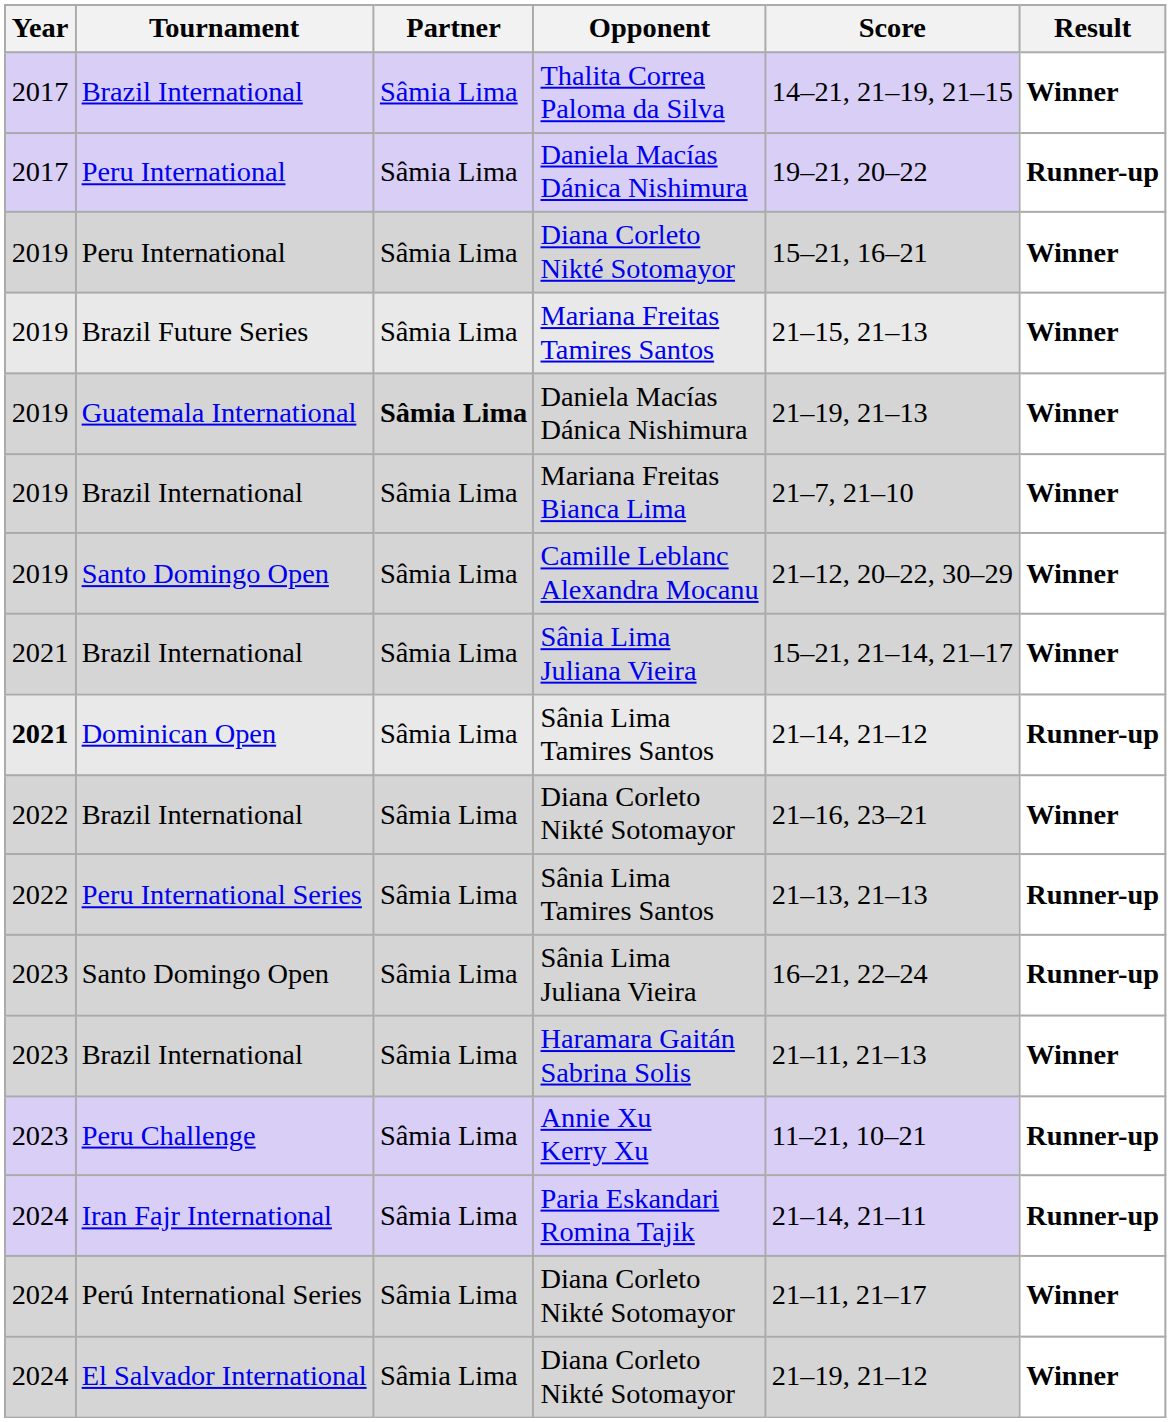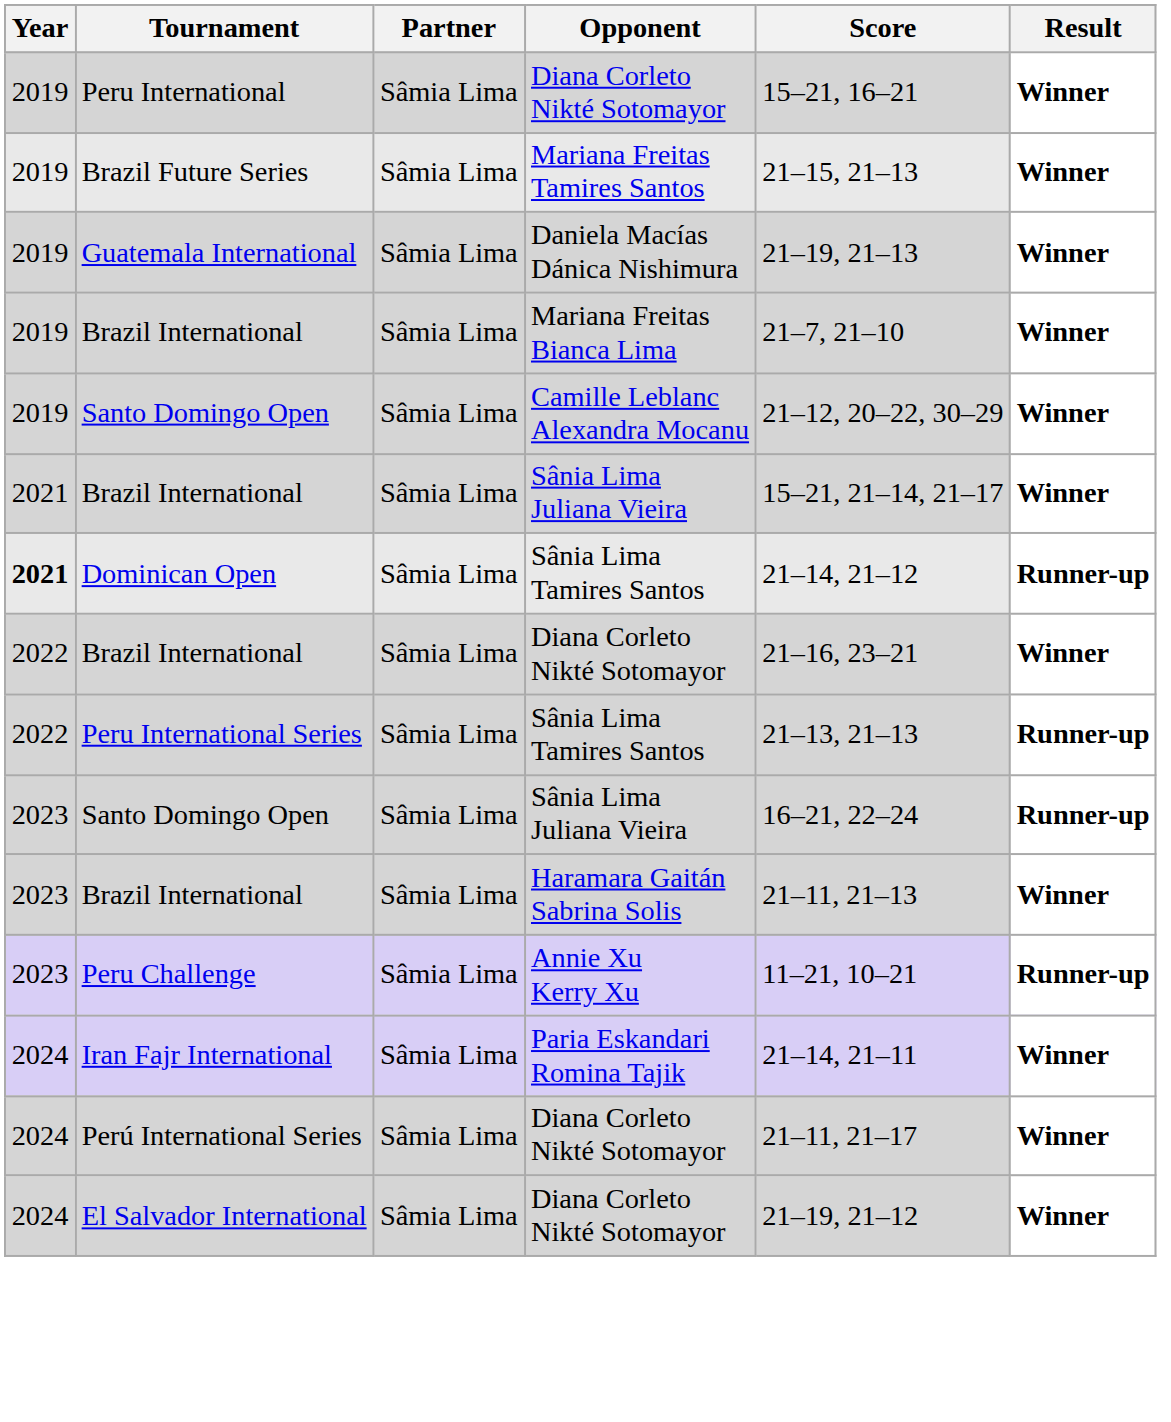- row: (192, 91)
- row: (184, 172)
(454, 412) bold -> (449, 252) normal
(1093, 1215) Runner-up -> (1063, 1055) Winner
